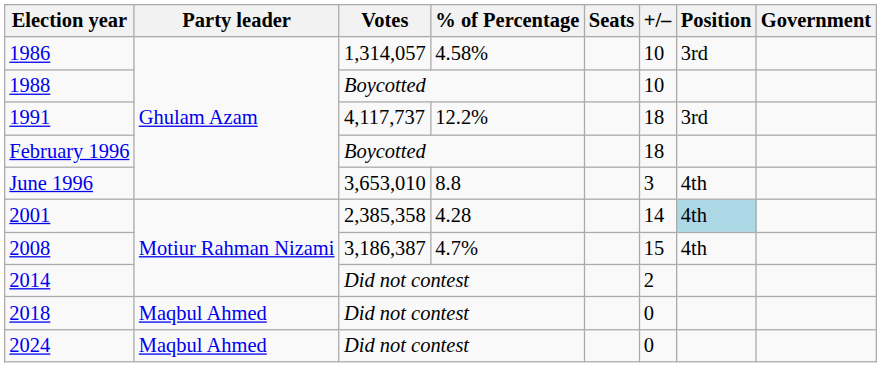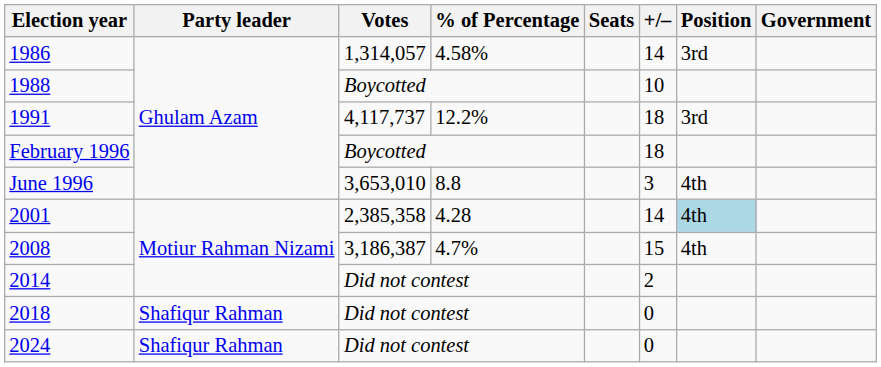(654, 53) 10 -> (654, 53) 14
(203, 313) Maqbul Ahmed -> (211, 313) Shafiqur Rahman
(203, 345) Maqbul Ahmed -> (211, 345) Shafiqur Rahman
